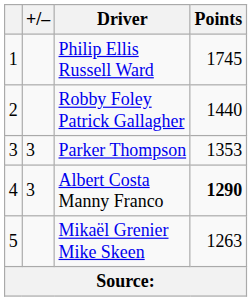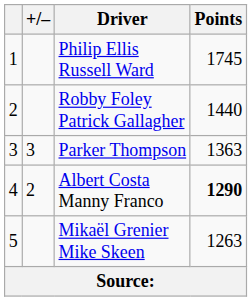(224, 150) 1353 -> (224, 150) 1363
(31, 190) 3 -> (31, 190) 2
